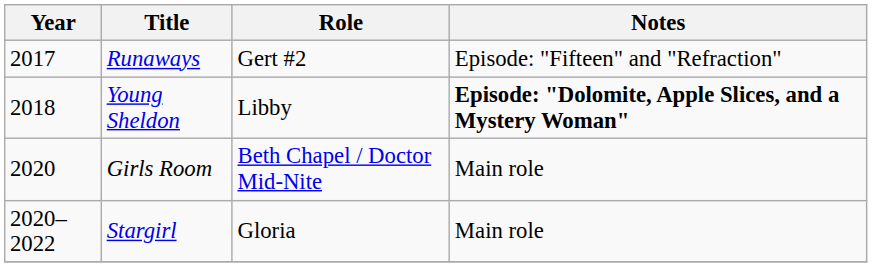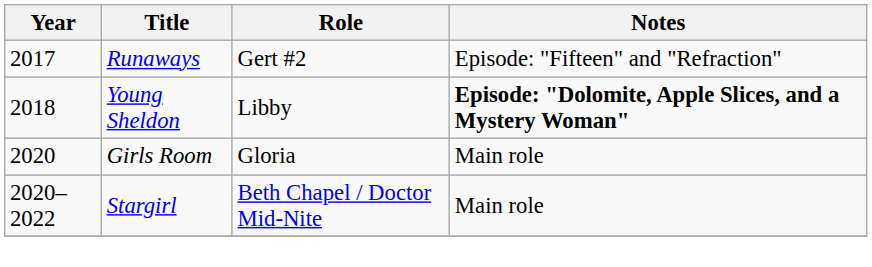(334, 168) Beth Chapel / Doctor Mid-Nite -> (267, 156) Gloria
(267, 230) Gloria -> (334, 204) Beth Chapel / Doctor Mid-Nite
